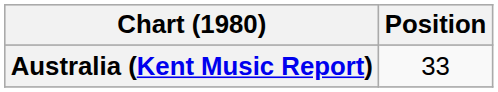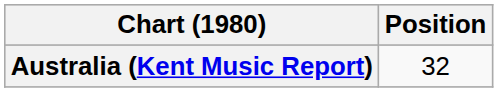(436, 65) 33 -> (436, 65) 32
